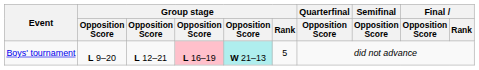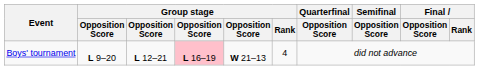(248, 58) paleturquoise background -> (248, 58) no background
(285, 53) 5 -> (285, 53) 4
